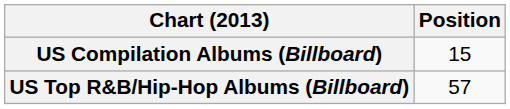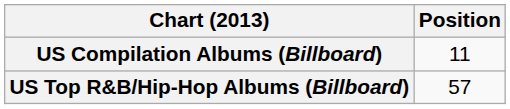(460, 53) 15 -> (460, 53) 11
